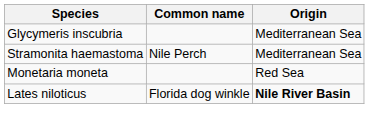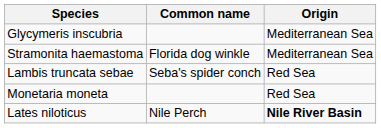(178, 53) Nile Perch -> (199, 53) Florida dog winkle
+ row: (70, 73)
(199, 93) Florida dog winkle -> (178, 113) Nile Perch
